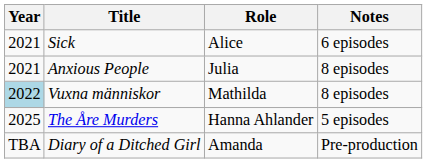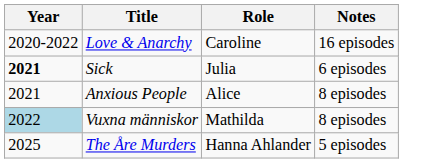+ row: (139, 42)
(24, 42) normal -> (24, 68) bold
(226, 42) Alice -> (221, 68) Julia
(223, 68) Julia -> (223, 94) Alice
- row: (124, 145)
